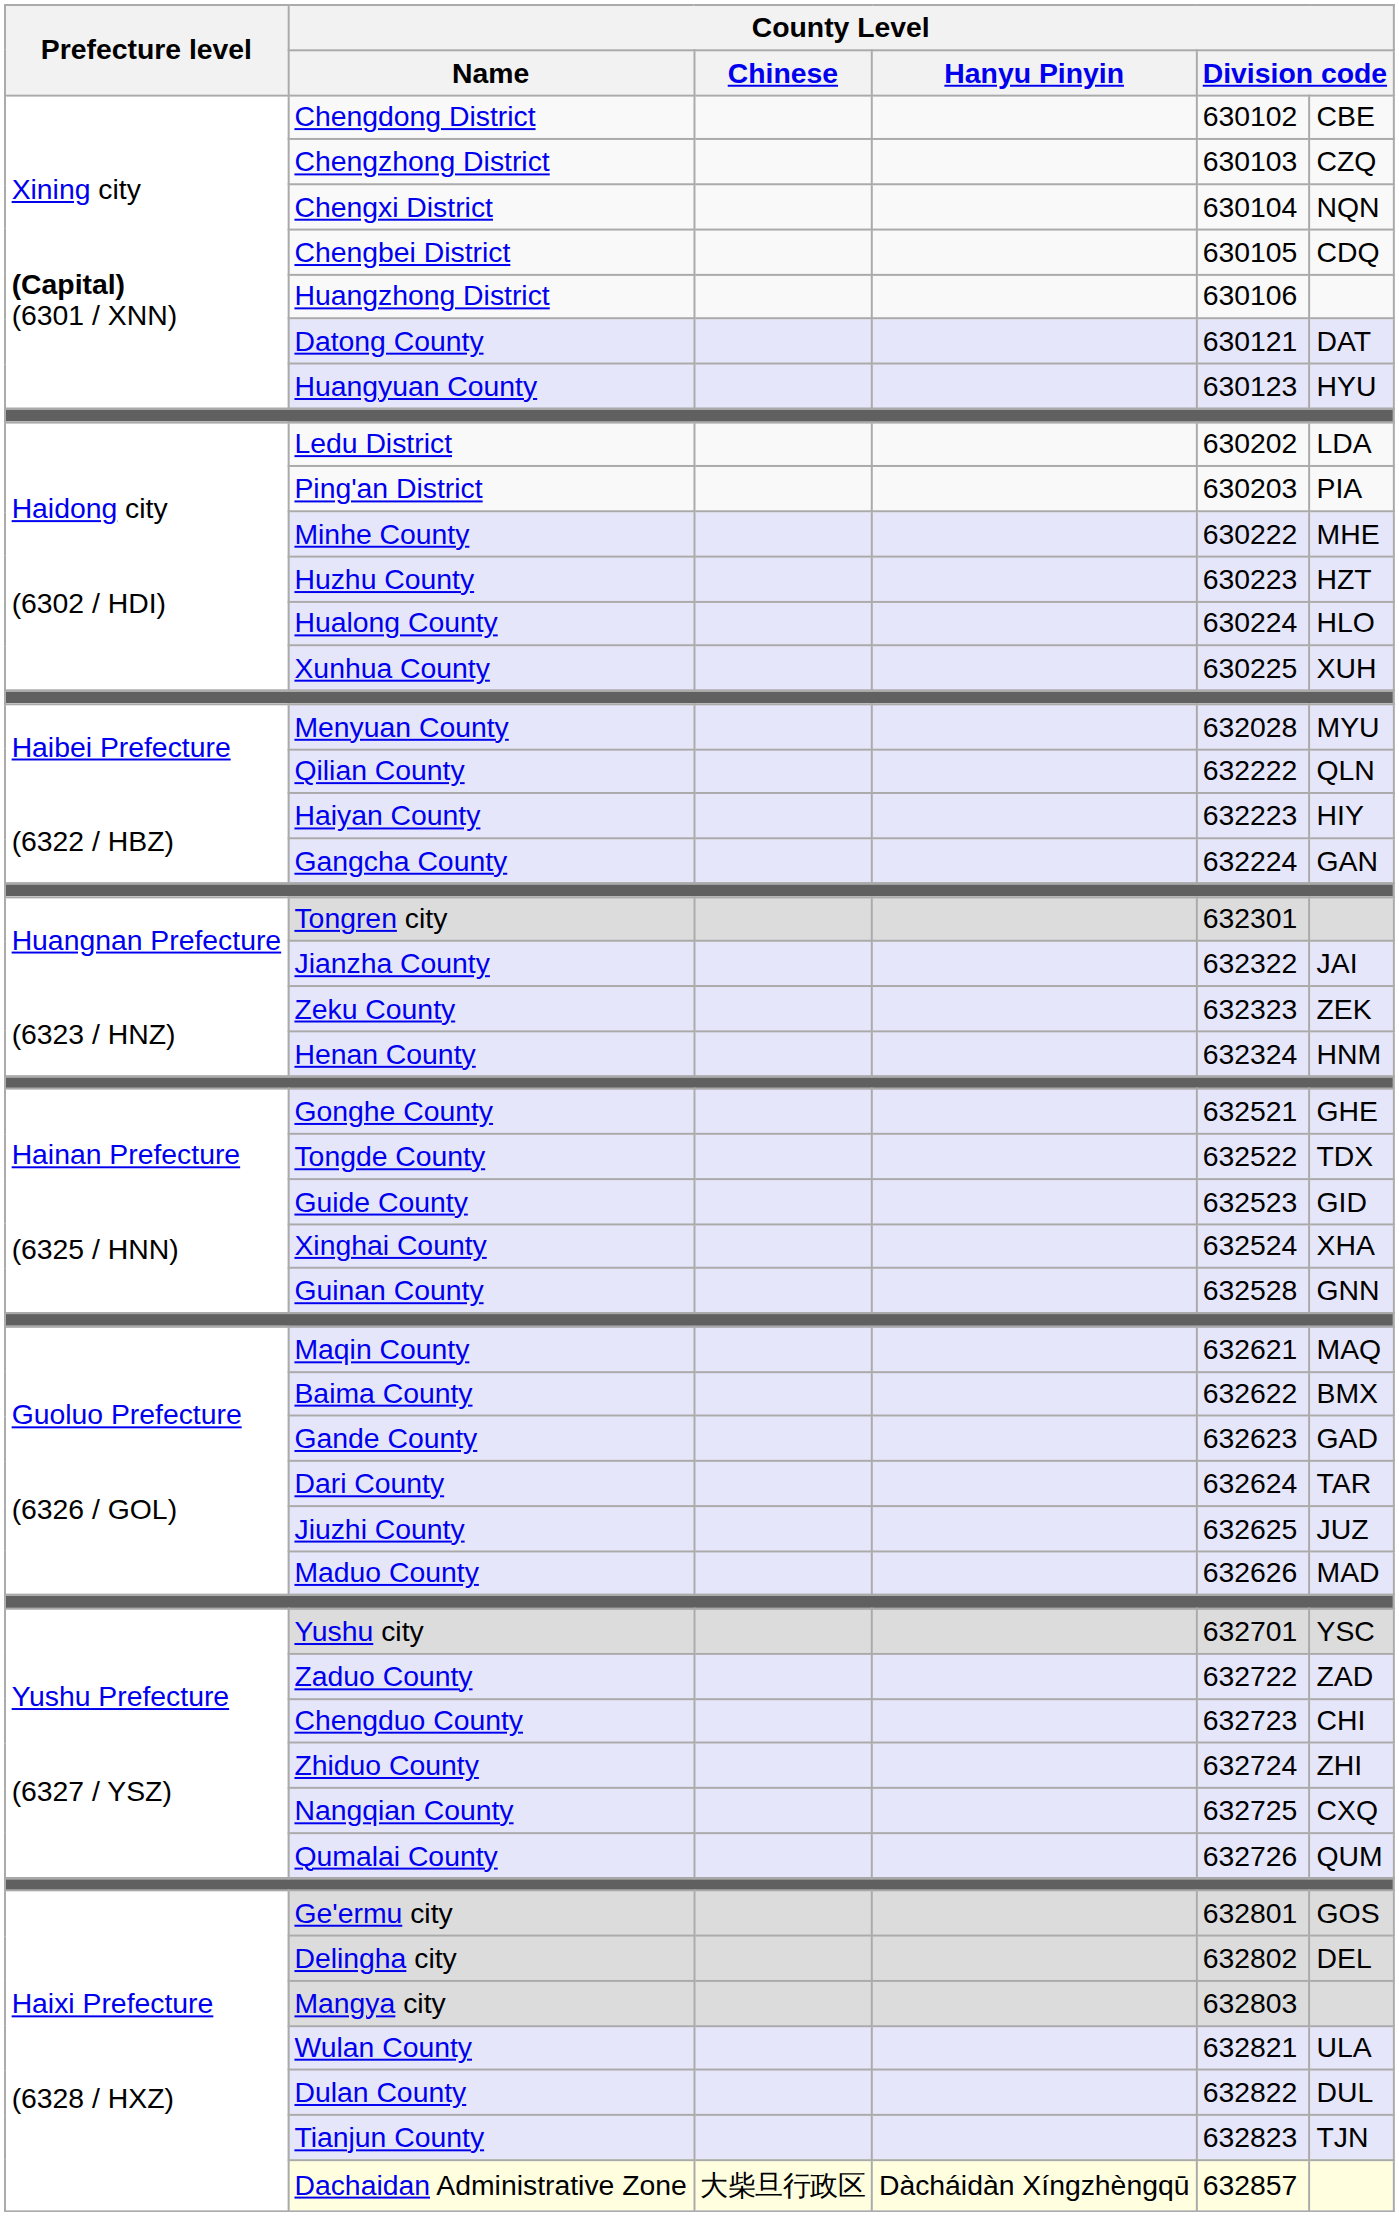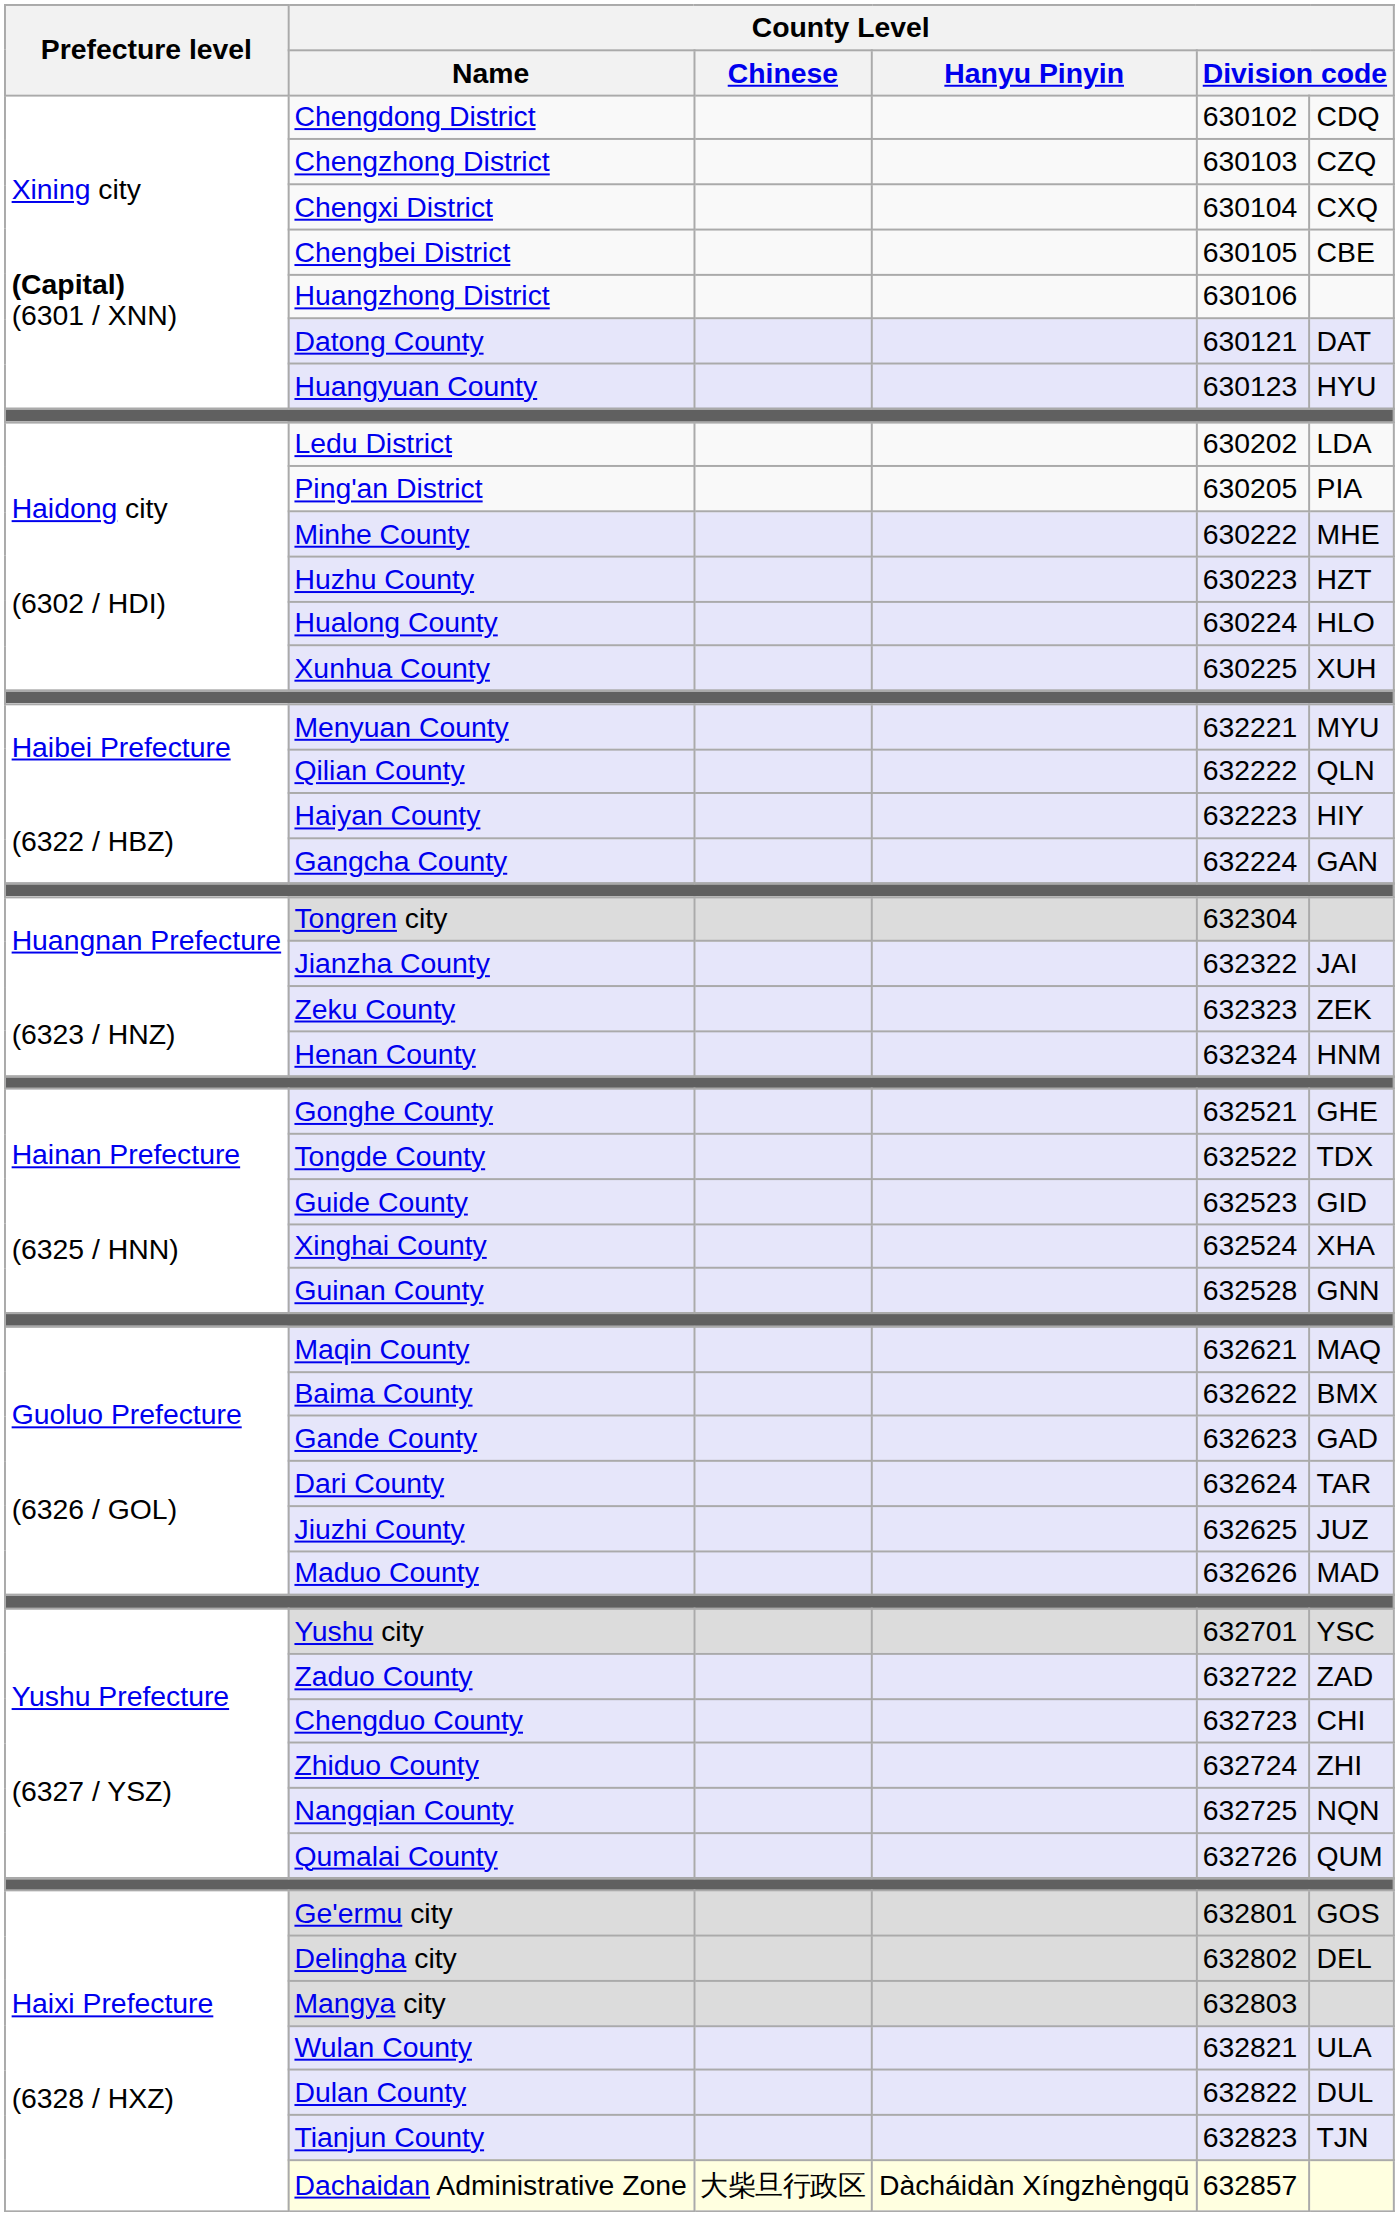(1346, 117) CBE -> (1348, 117) CDQ
(1348, 207) NQN -> (1347, 207) CXQ
(1348, 252) CDQ -> (1346, 252) CBE
(1250, 489) 630203 -> (1250, 489) 630205
(1250, 727) 632028 -> (1250, 727) 632221
(1250, 919) 632301 -> (1250, 919) 632304
(1347, 1811) CXQ -> (1348, 1811) NQN
